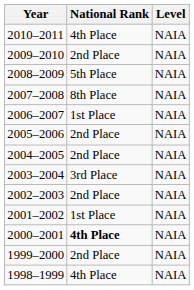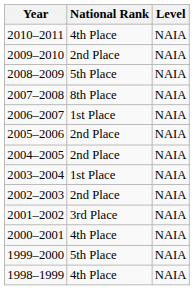(94, 174) 3rd Place -> (93, 174) 1st Place
(93, 214) 1st Place -> (94, 214) 3rd Place
(95, 235) bold -> (93, 235) normal
(95, 255) 2nd Place -> (93, 255) 5th Place
